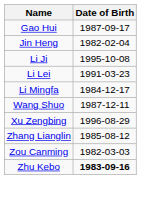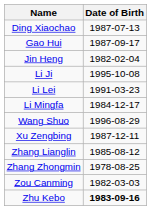+ row: (44, 28)
(105, 105) 1987-12-11 -> (115, 121) 1996-08-29
(105, 121) 1996-08-29 -> (115, 136) 1987-12-11
+ row: (44, 167)
